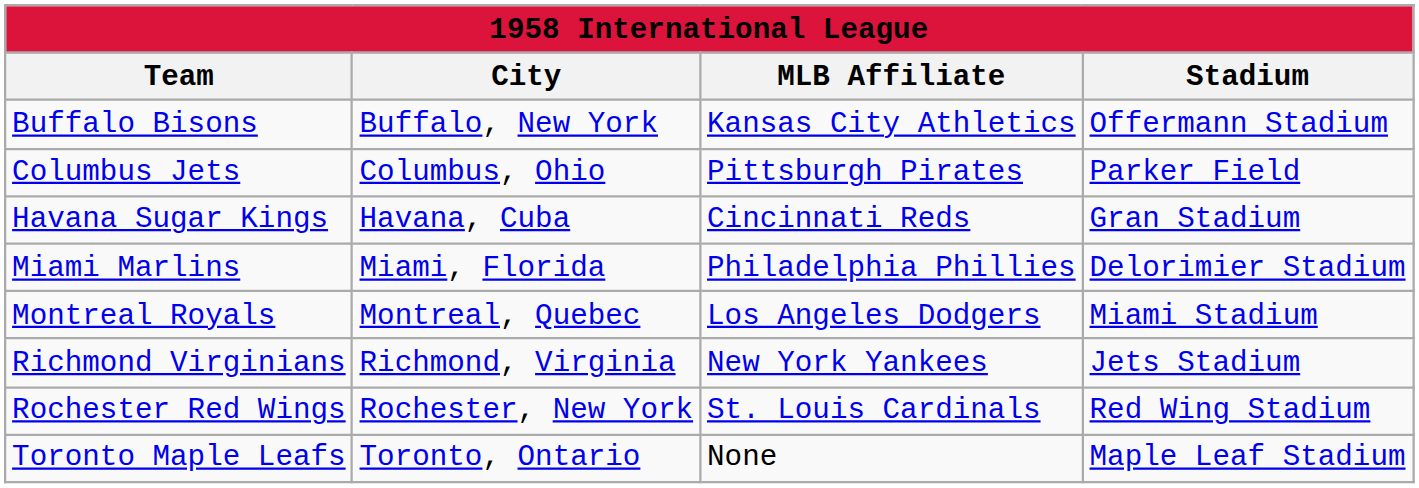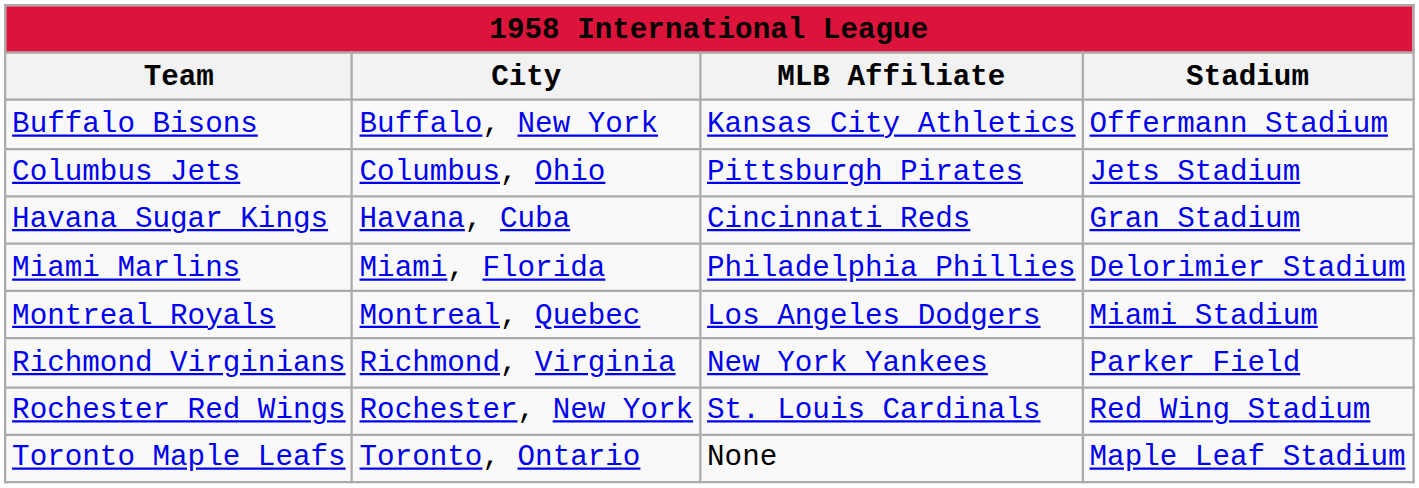(1195, 172) Parker Field -> (1195, 172) Jets Stadium
(1195, 363) Jets Stadium -> (1195, 363) Parker Field
